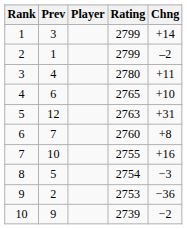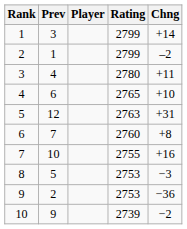(128, 174) 2754 -> (128, 174) 2753
